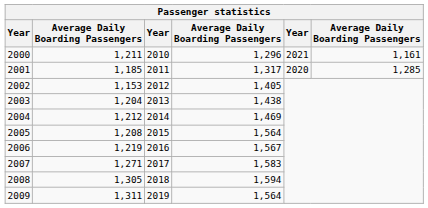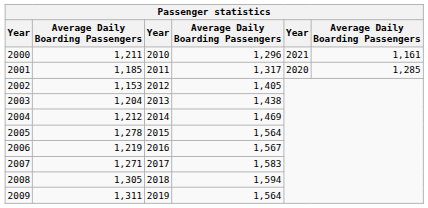(128, 133) 1,208 -> (128, 133) 1,278
